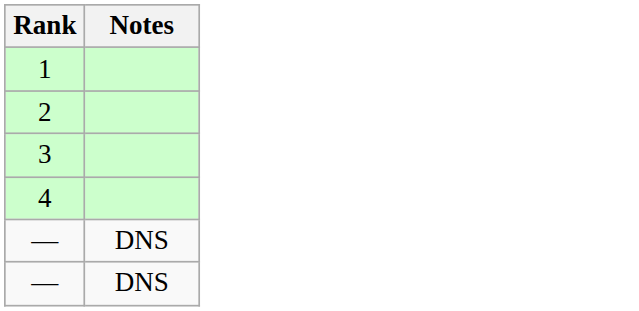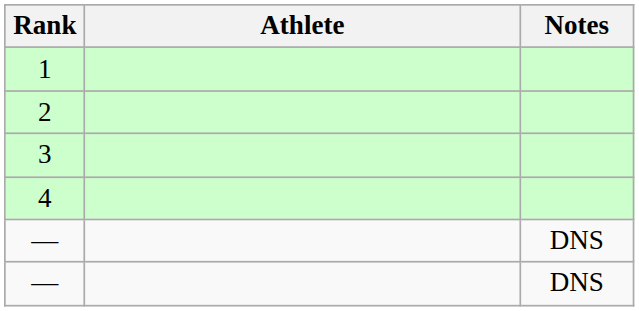+ column: (302, 25)
